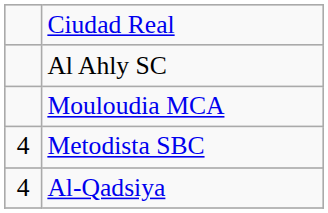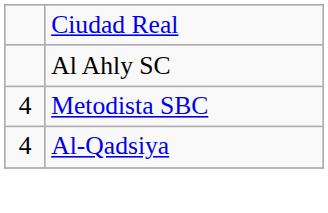- row: (136, 106)
